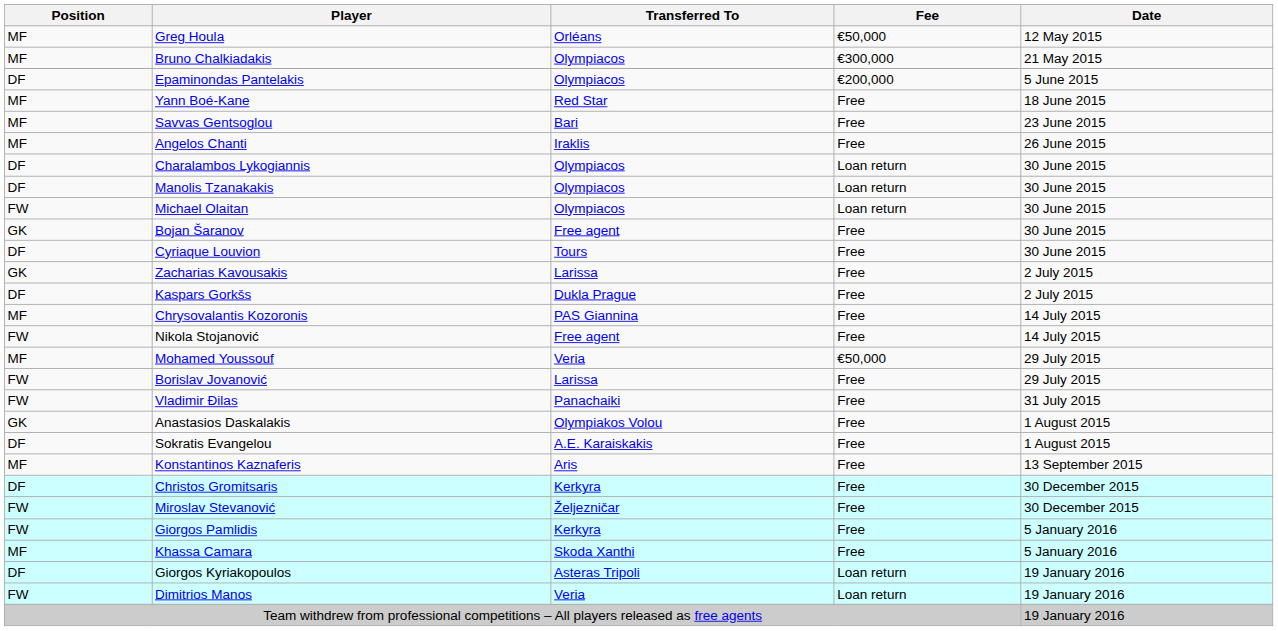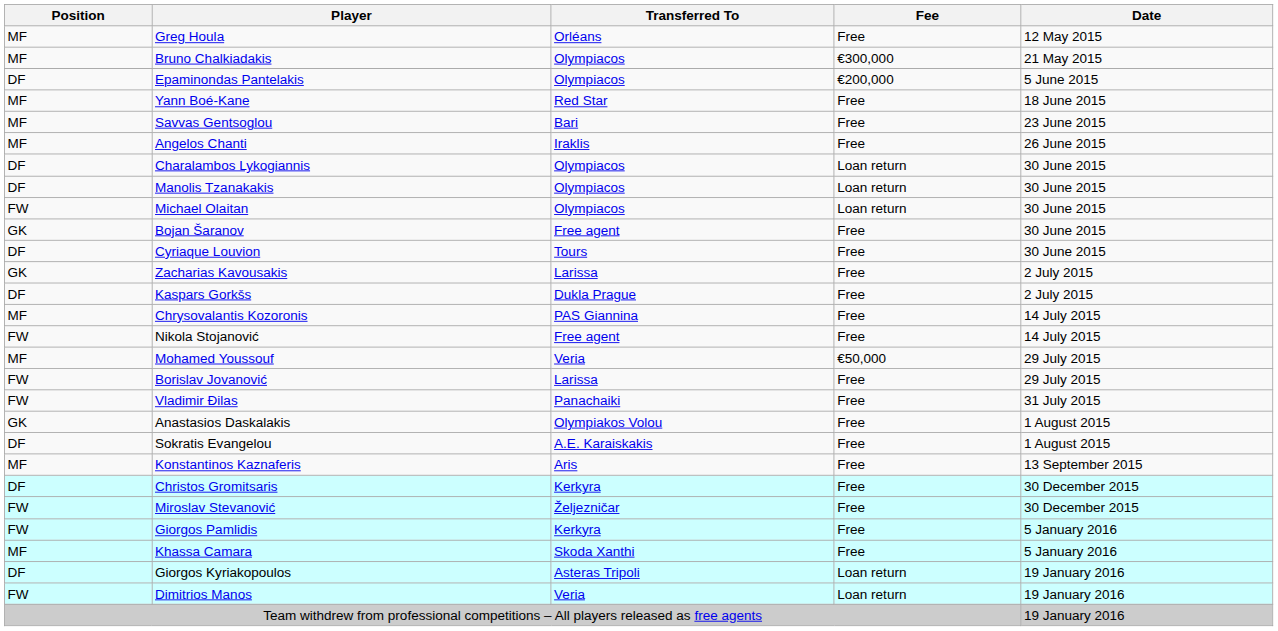(862, 37) €50,000 -> (851, 37) Free
